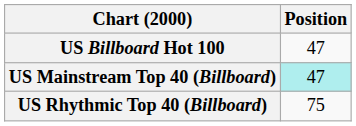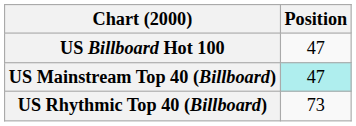(316, 105) 75 -> (316, 105) 73
